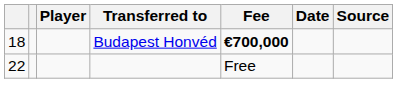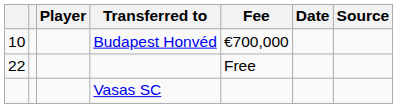(17, 41) 18 -> (17, 41) 10
(256, 41) bold -> (256, 41) normal
+ row: (127, 90)
